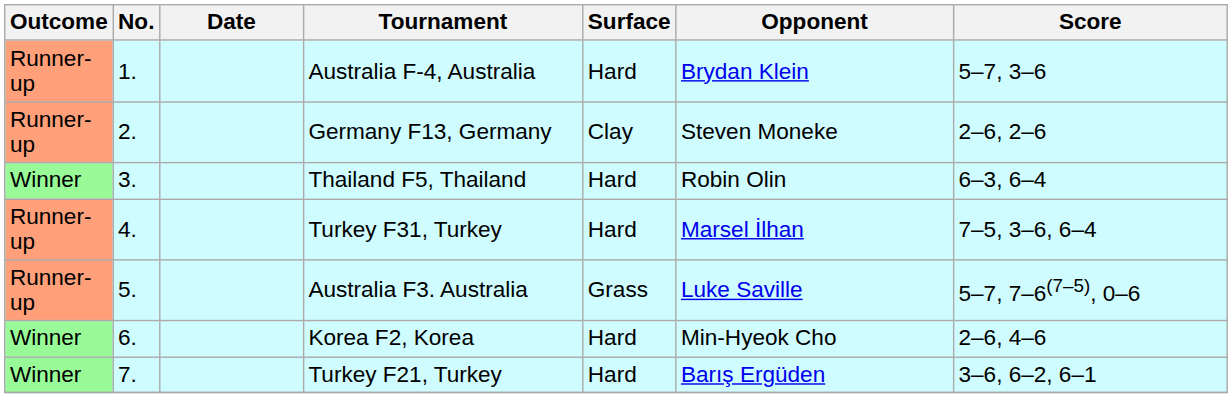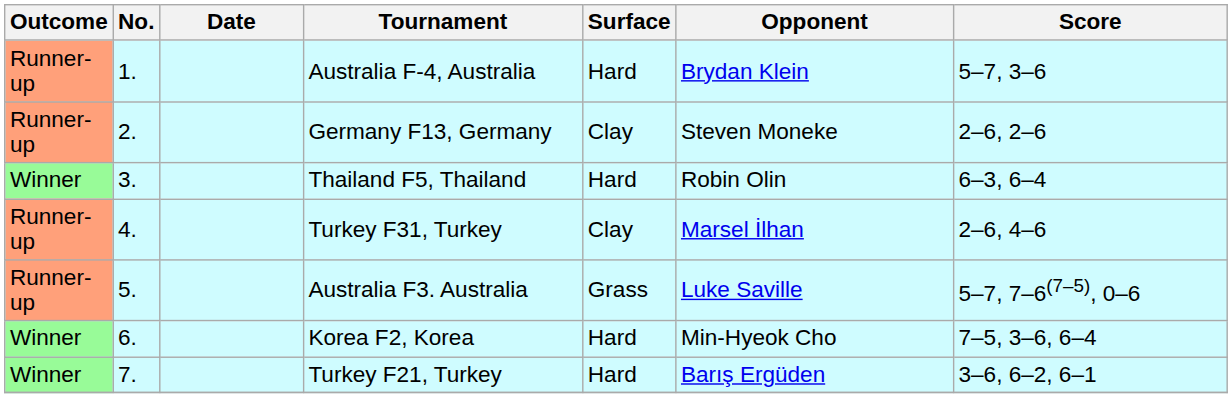(612, 228) Hard -> (610, 228) Clay
(1028, 228) 7–5, 3–6, 6–4 -> (1002, 228) 2–6, 4–6
(1002, 338) 2–6, 4–6 -> (1028, 338) 7–5, 3–6, 6–4
